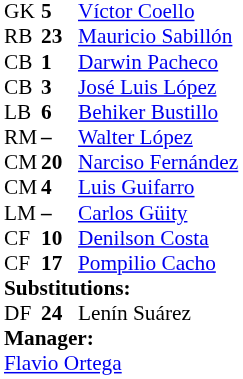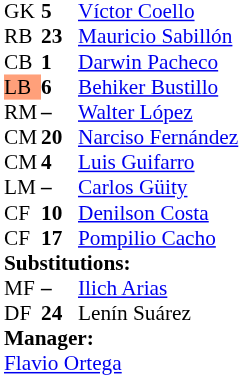- row: (147, 86)
(18, 111) no background -> (18, 86) lightsalmon background
+ row: (123, 288)
